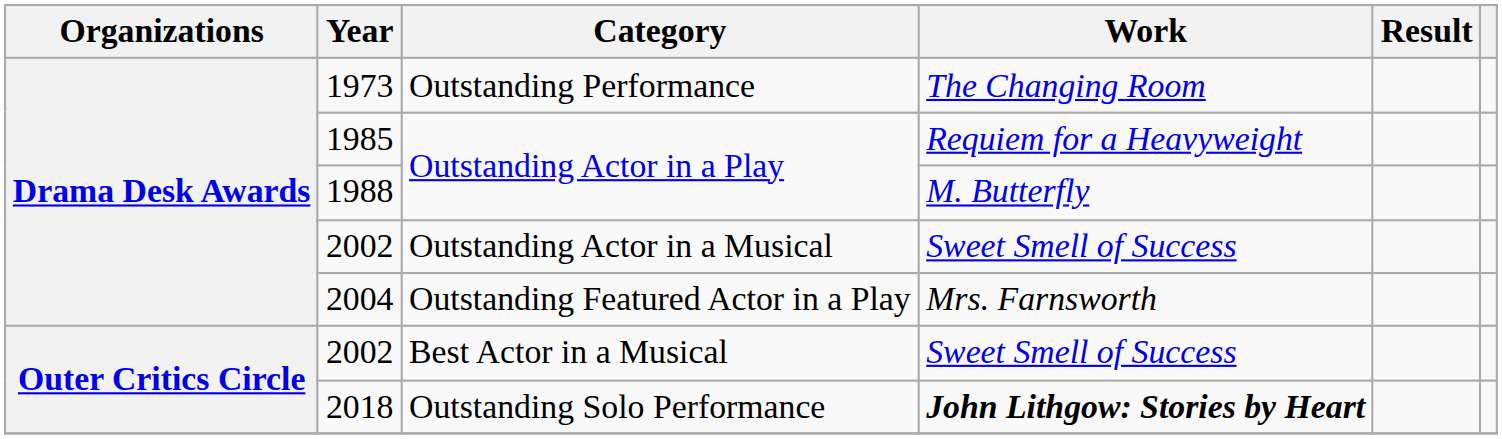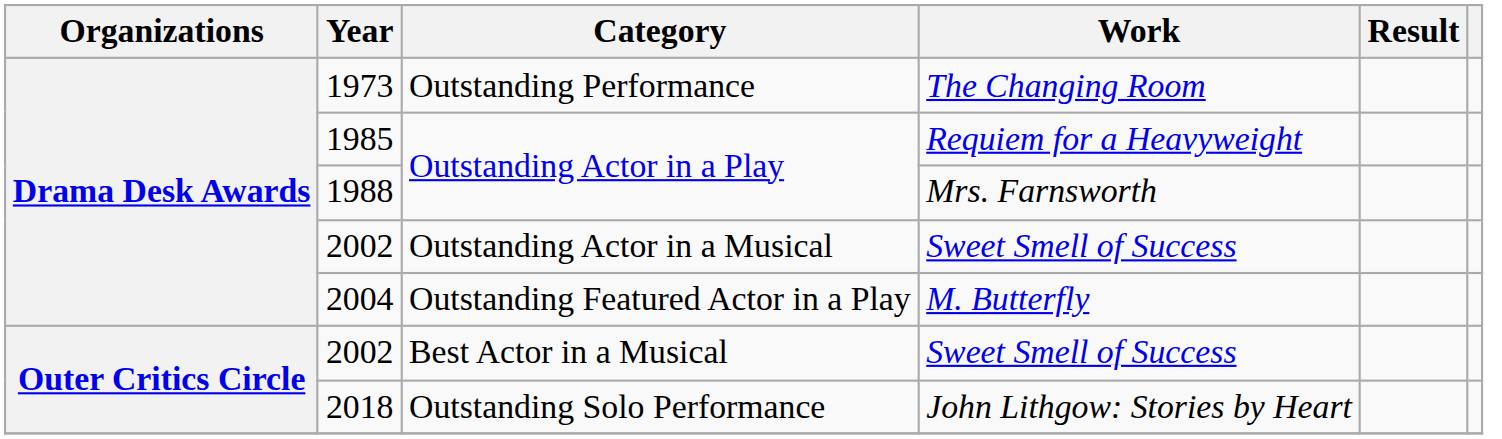(1008, 191) M. Butterfly -> (1042, 191) Mrs. Farnsworth
(1042, 298) Mrs. Farnsworth -> (1008, 298) M. Butterfly
(1146, 406) bold -> (1139, 406) normal
